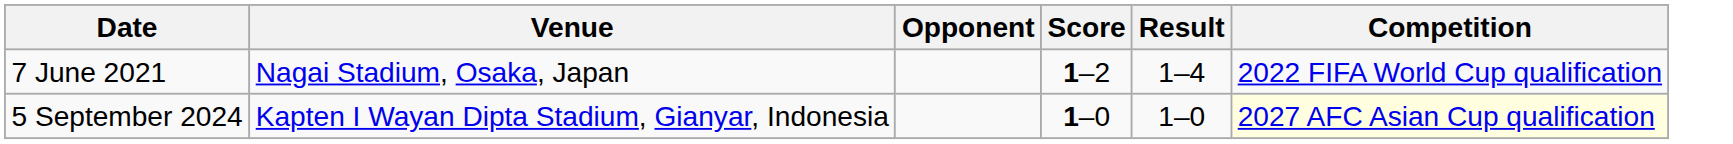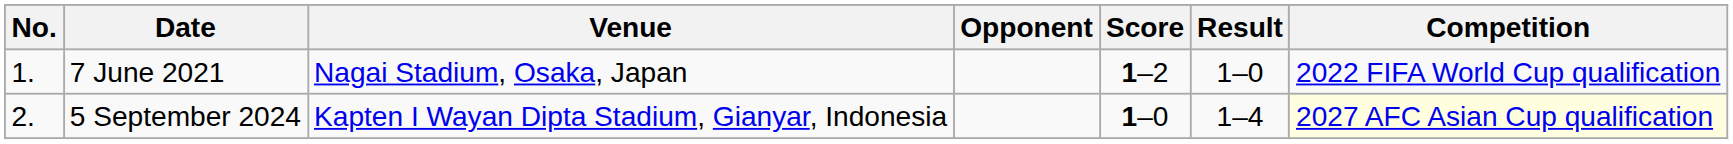+ column: (34, 27)
(1182, 72) 1–4 -> (1240, 72) 1–0
(1182, 116) 1–0 -> (1240, 116) 1–4
